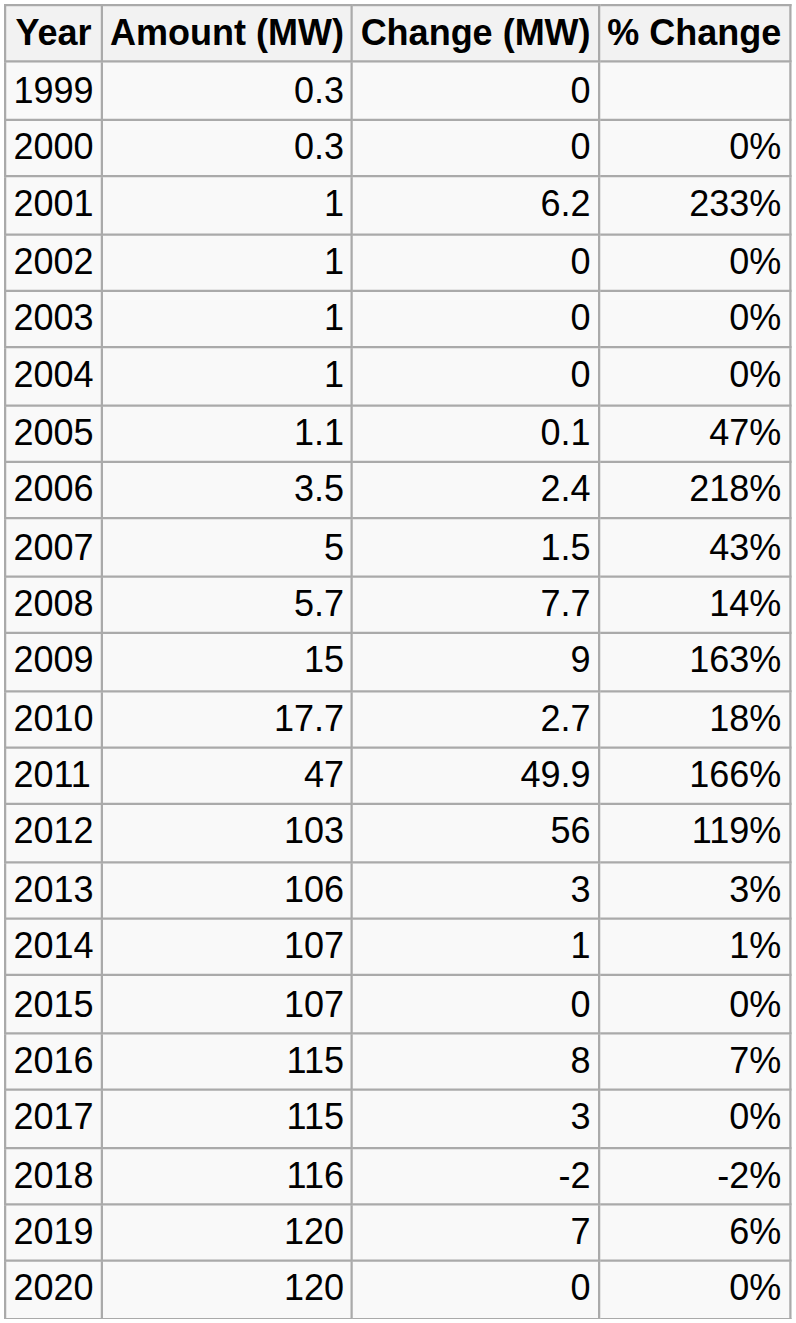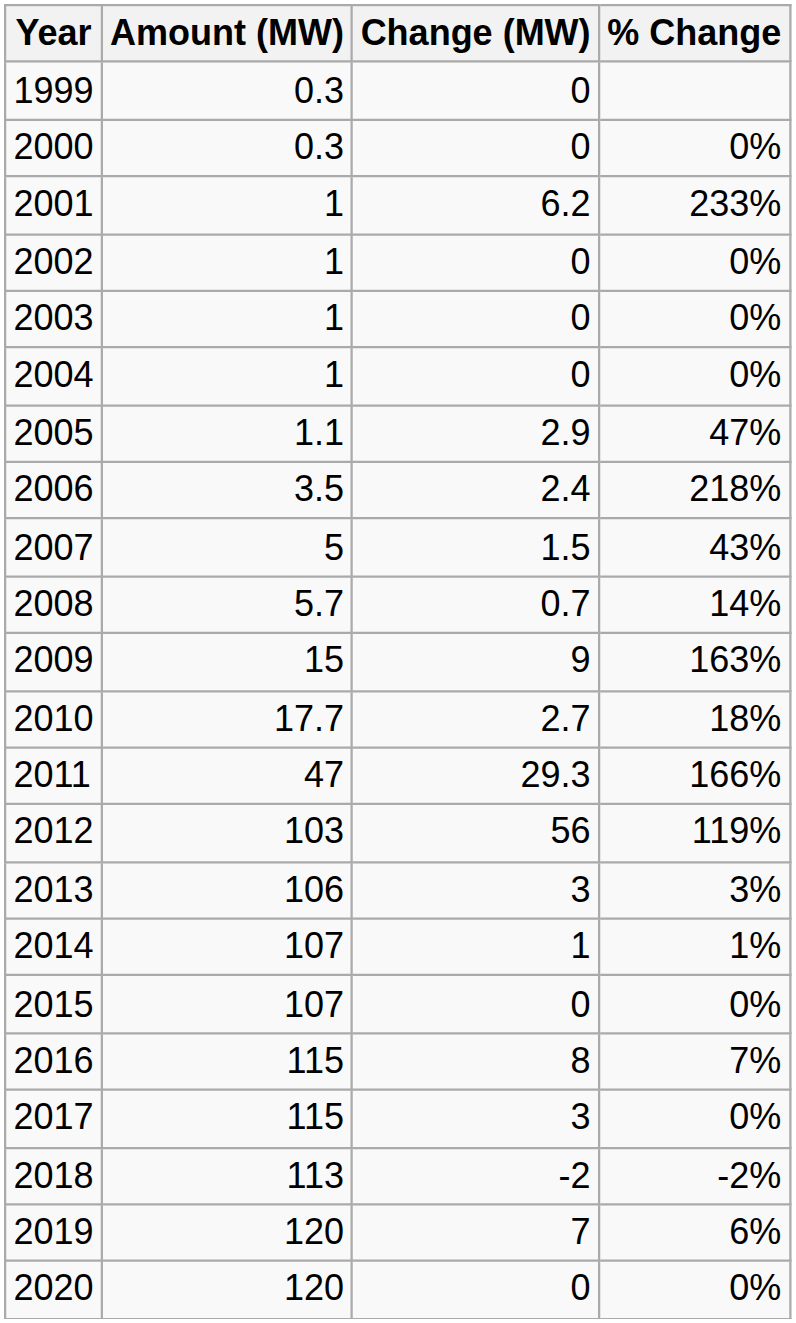(566, 432) 0.1 -> (566, 432) 2.9
(566, 603) 7.7 -> (566, 603) 0.7
(556, 775) 49.9 -> (556, 775) 29.3
(315, 1174) 116 -> (315, 1174) 113
